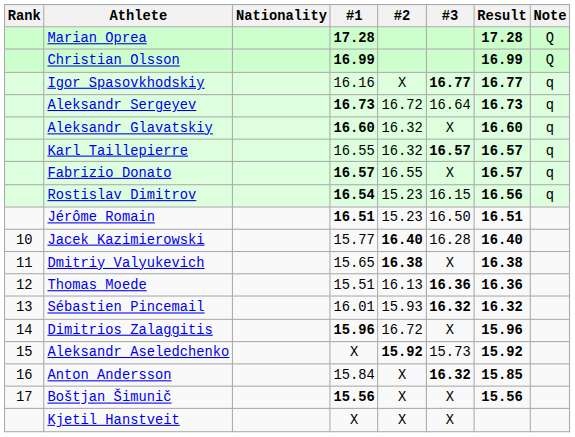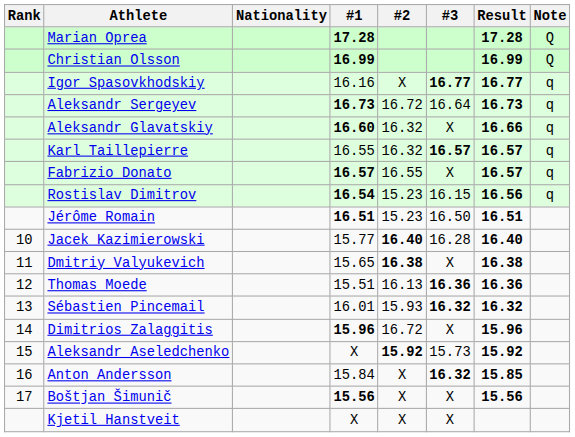(502, 128) 16.60 -> (502, 128) 16.66
